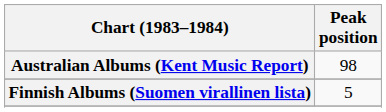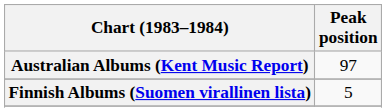(348, 65) 98 -> (348, 65) 97
